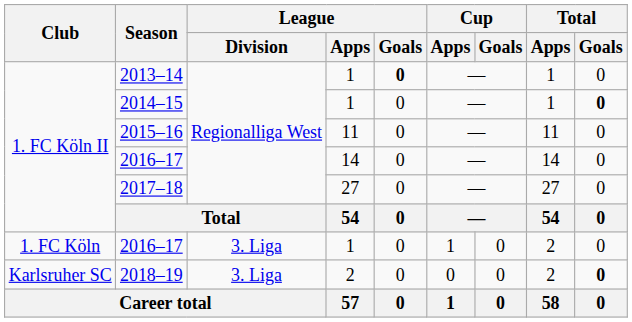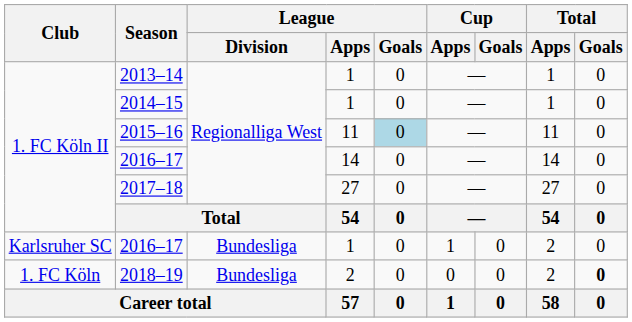(400, 75) bold -> (400, 75) normal
(601, 103) bold -> (601, 103) normal
(400, 132) no background -> (400, 132) lightblue background
(60, 246) 1. FC Köln -> (60, 246) Karlsruher SC
(256, 246) 3. Liga -> (257, 246) Bundesliga
(60, 274) Karlsruher SC -> (60, 274) 1. FC Köln
(256, 274) 3. Liga -> (257, 274) Bundesliga
